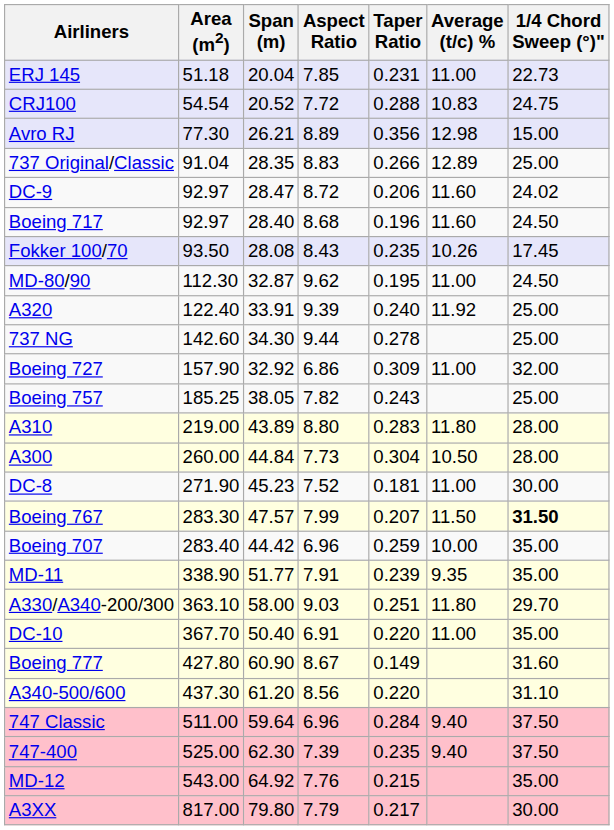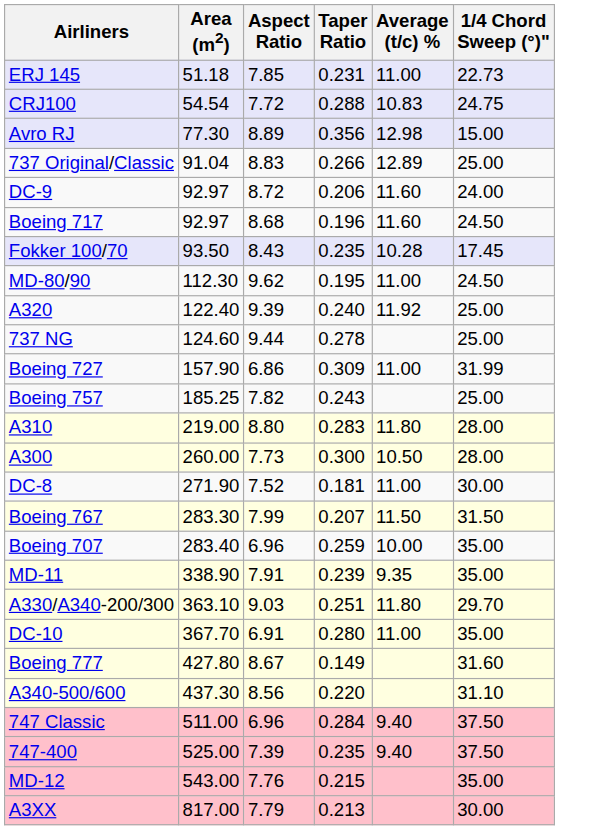- column: (271, 32)
(535, 192) 24.02 -> (480, 192) 24.00
(454, 251) 10.26 -> (399, 251) 10.28
(211, 339) 142.60 -> (211, 339) 124.60
(535, 368) 32.00 -> (480, 368) 31.99
(397, 457) 0.304 -> (342, 457) 0.300
(535, 516) bold -> (480, 516) normal
(397, 633) 0.220 -> (342, 633) 0.280
(397, 810) 0.217 -> (342, 810) 0.213
